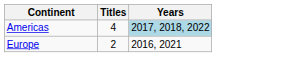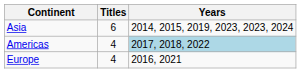+ row: (17, 28)
(113, 44) 2 -> (113, 59) 4
